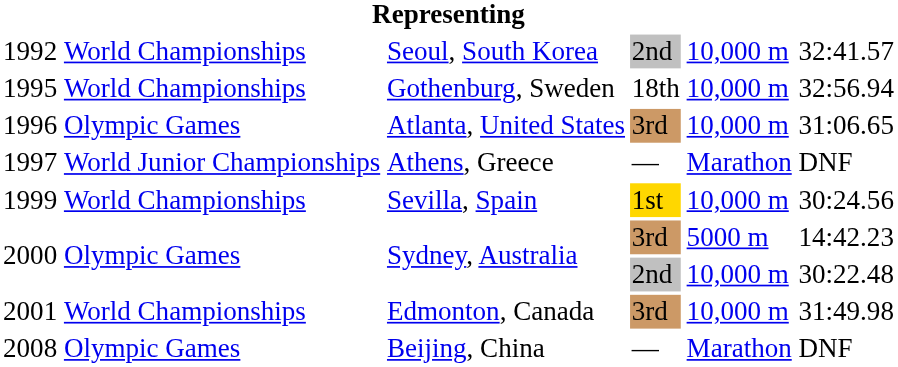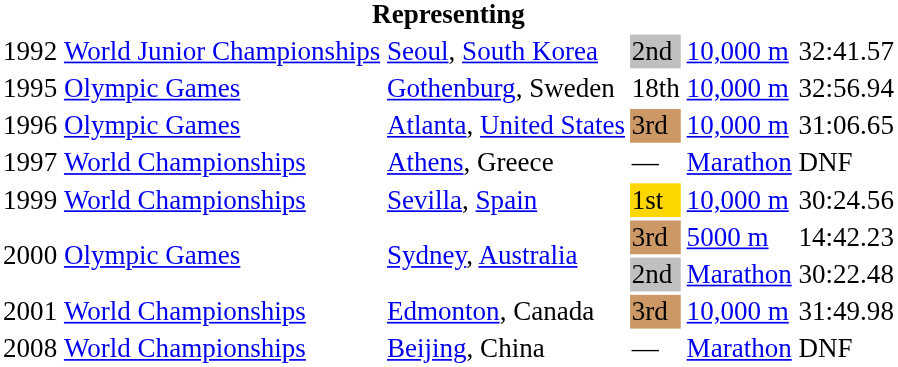(185, 51) World Championships -> (222, 51) World Junior Championships
(185, 88) World Championships -> (152, 88) Olympic Games
(222, 162) World Junior Championships -> (185, 162) World Championships
(738, 274) 10,000 m -> (739, 274) Marathon
(152, 348) Olympic Games -> (185, 348) World Championships
